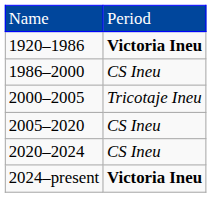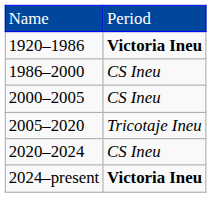(154, 98) Tricotaje Ineu -> (134, 98) CS Ineu
(134, 125) CS Ineu -> (154, 125) Tricotaje Ineu
